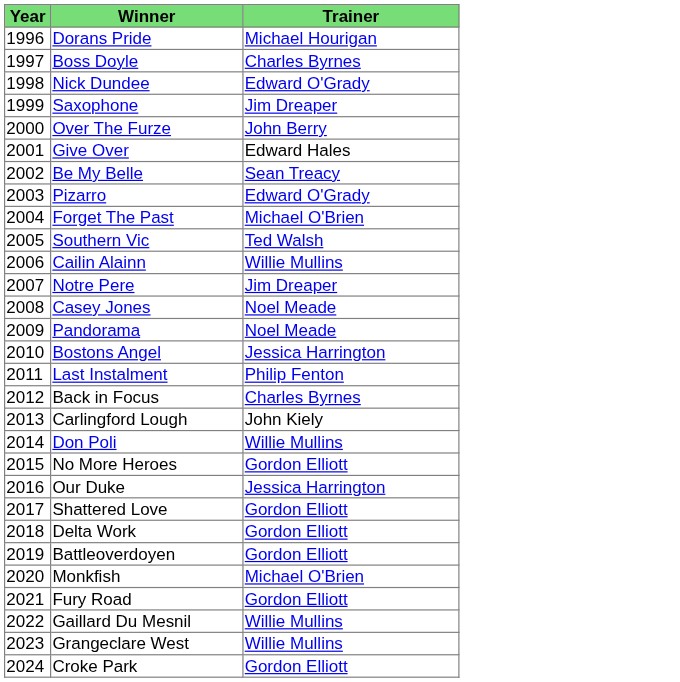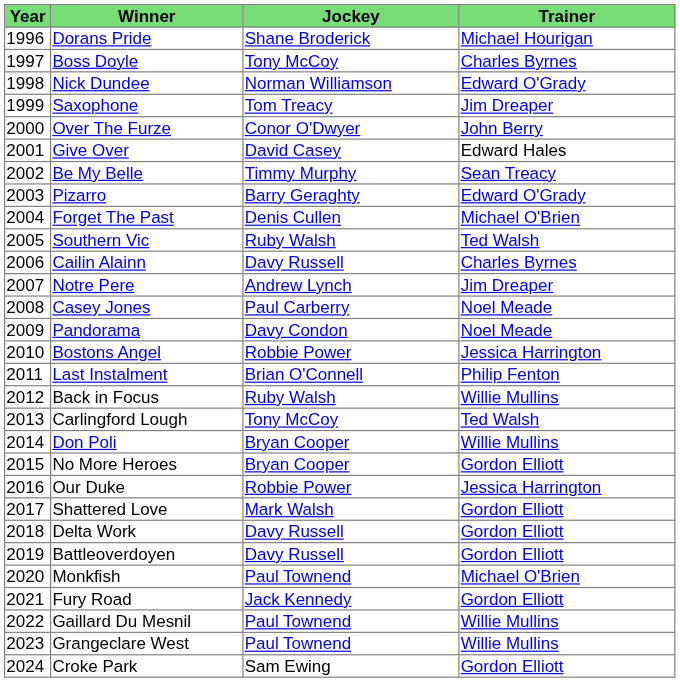+ column: (351, 16)
(294, 262) Willie Mullins -> (519, 262) Charles Byrnes
(303, 397) Charles Byrnes -> (510, 397) Willie Mullins
(284, 419) John Kiely -> (500, 419) Ted Walsh
